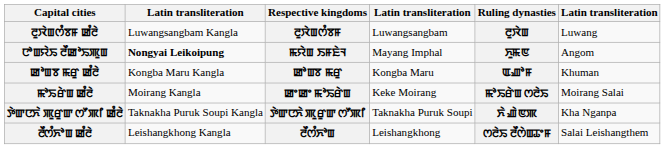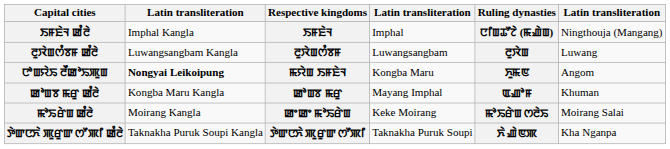+ row: (65, 32)
(407, 52) Mayang Imphal -> (403, 72) Kongba Maru
(403, 72) Kongba Maru -> (407, 92) Mayang Imphal
- row: (65, 134)
